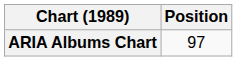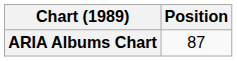(196, 42) 97 -> (196, 42) 87
